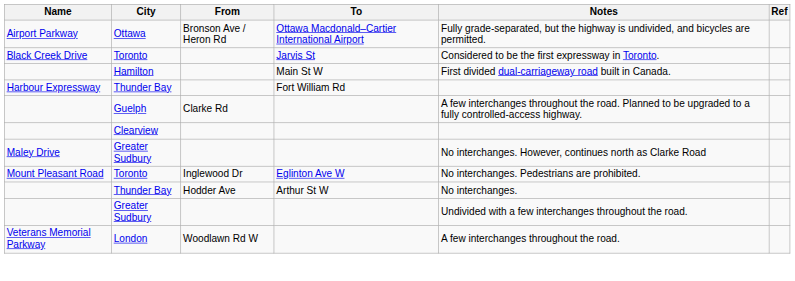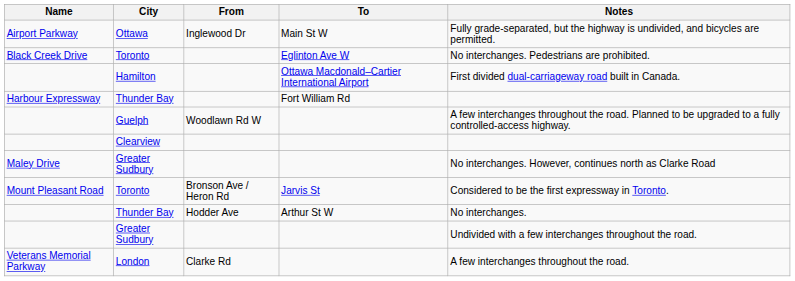- column: (779, 12)
(214, 34) Bronson Ave / Heron Rd -> (216, 34) Inglewood Dr
(336, 34) Ottawa Macdonald–Cartier International Airport -> (304, 34) Main St W
(296, 55) Jarvis St -> (315, 55) Eglinton Ave W
(550, 55) Considered to be the first expressway in Toronto. -> (550, 55) No interchanges. Pedestrians are prohibited.
(300, 71) Main St W -> (341, 77) Ottawa Macdonald–Cartier International Airport
(206, 109) Clarke Rd -> (224, 120) Woodlawn Rd W
(213, 174) Inglewood Dr -> (217, 191) Bronson Ave / Heron Rd
(310, 174) Eglinton Ave W -> (300, 191) Jarvis St
(541, 174) No interchanges. Pedestrians are prohibited. -> (560, 191) Considered to be the first expressway in Toronto.
(221, 239) Woodlawn Rd W -> (208, 262) Clarke Rd
